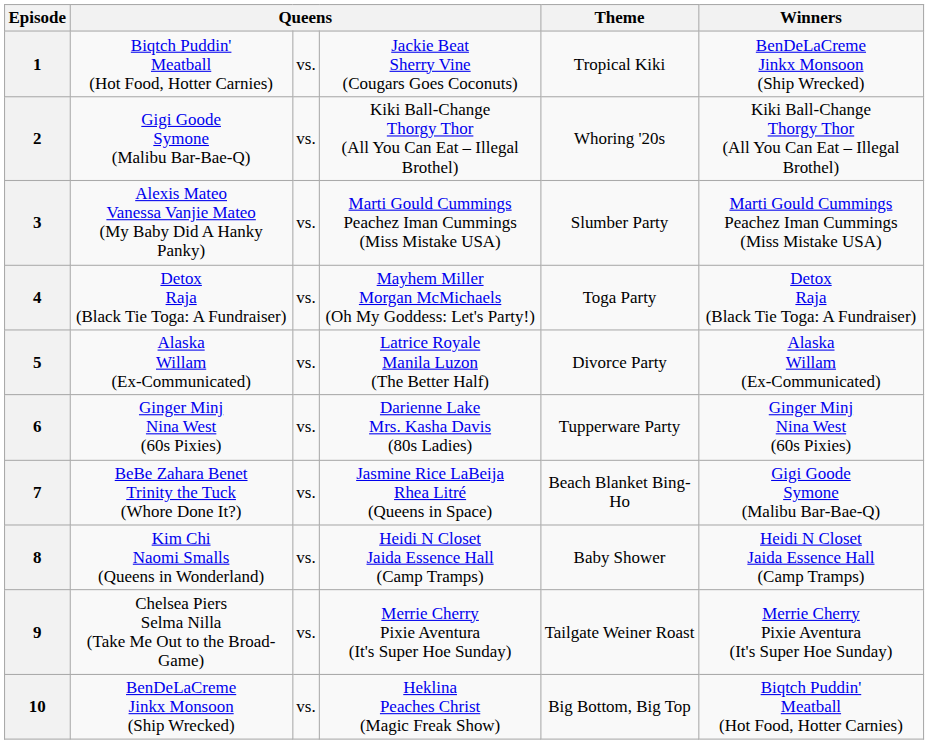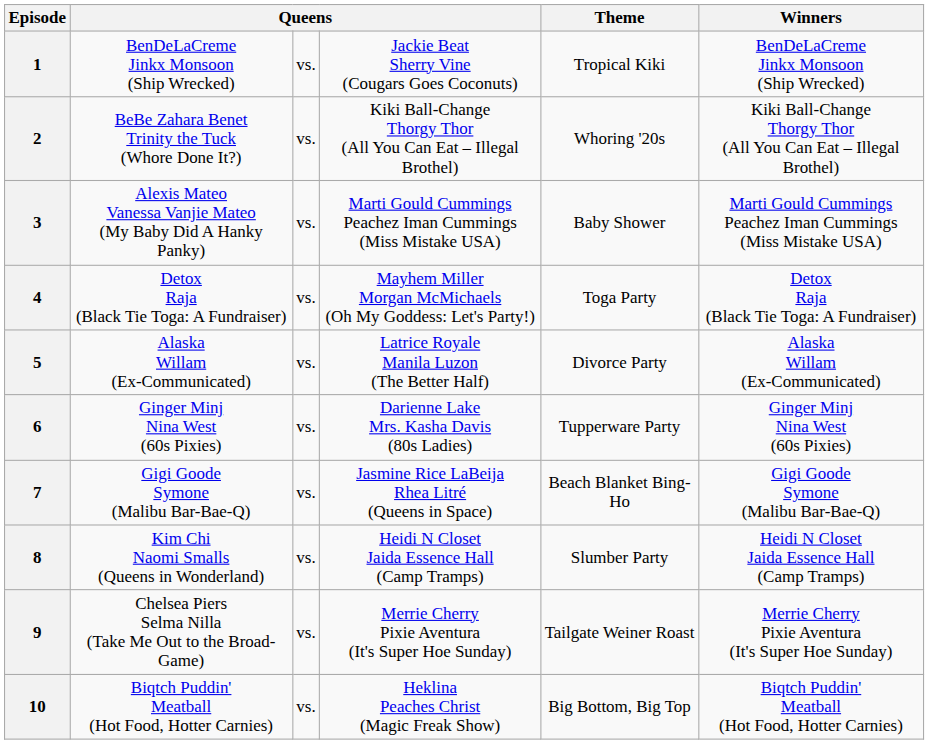(181, 63) Biqtch Puddin' Meatball (Hot Food, Hotter Carnies) -> (181, 63) BenDeLaCreme Jinkx Monsoon (Ship Wrecked)
(181, 138) Gigi Goode Symone (Malibu Bar-Bae-Q) -> (181, 138) BeBe Zahara Benet Trinity the Tuck (Whore Done It?)
(619, 222) Slumber Party -> (619, 222) Baby Shower
(181, 492) BeBe Zahara Benet Trinity the Tuck (Whore Done It?) -> (181, 492) Gigi Goode Symone (Malibu Bar-Bae-Q)
(619, 557) Baby Shower -> (619, 557) Slumber Party
(181, 706) BenDeLaCreme Jinkx Monsoon (Ship Wrecked) -> (181, 706) Biqtch Puddin' Meatball (Hot Food, Hotter Carnies)
